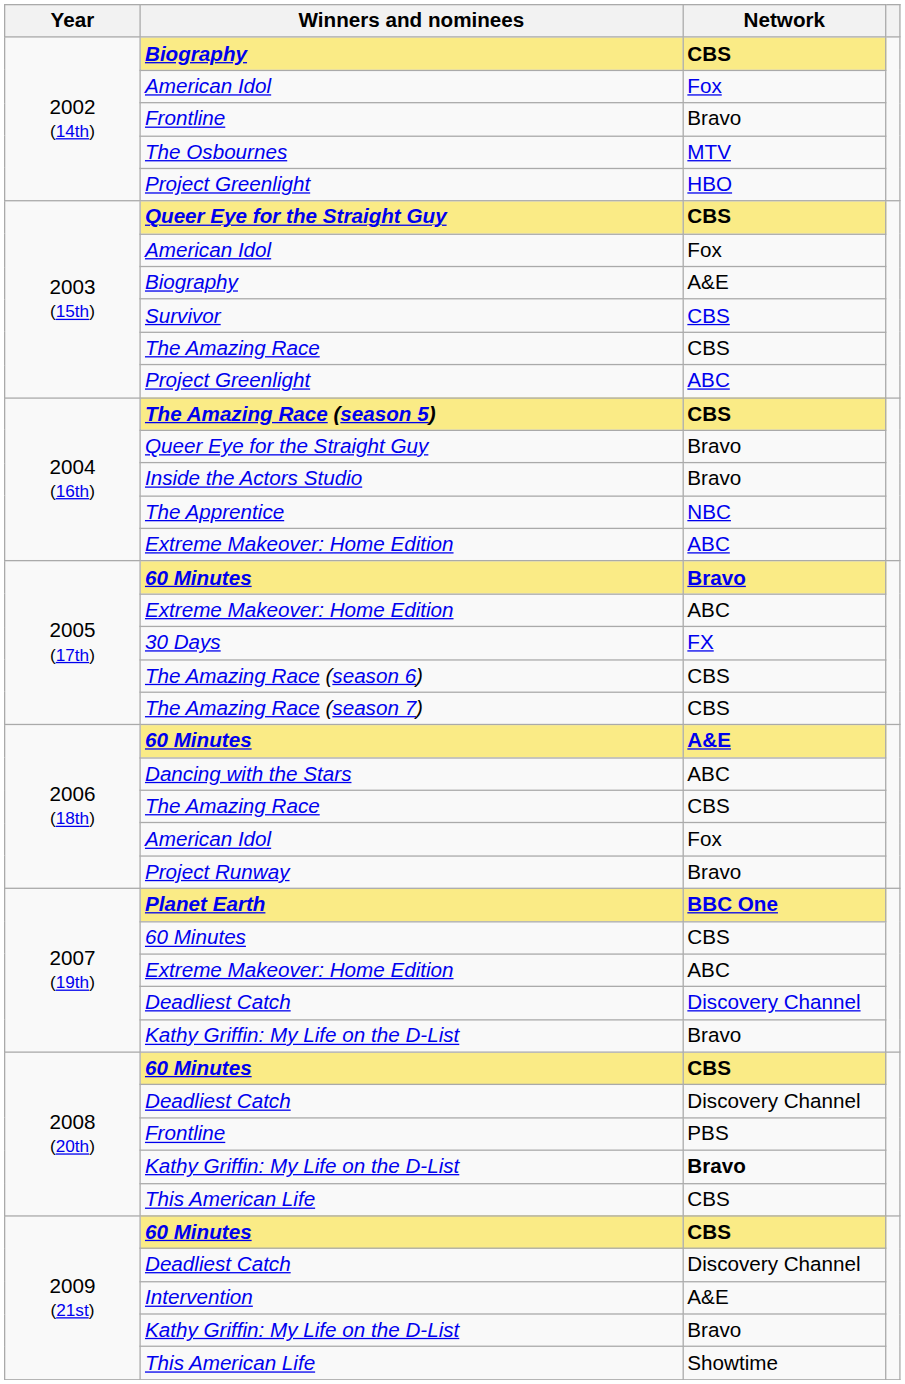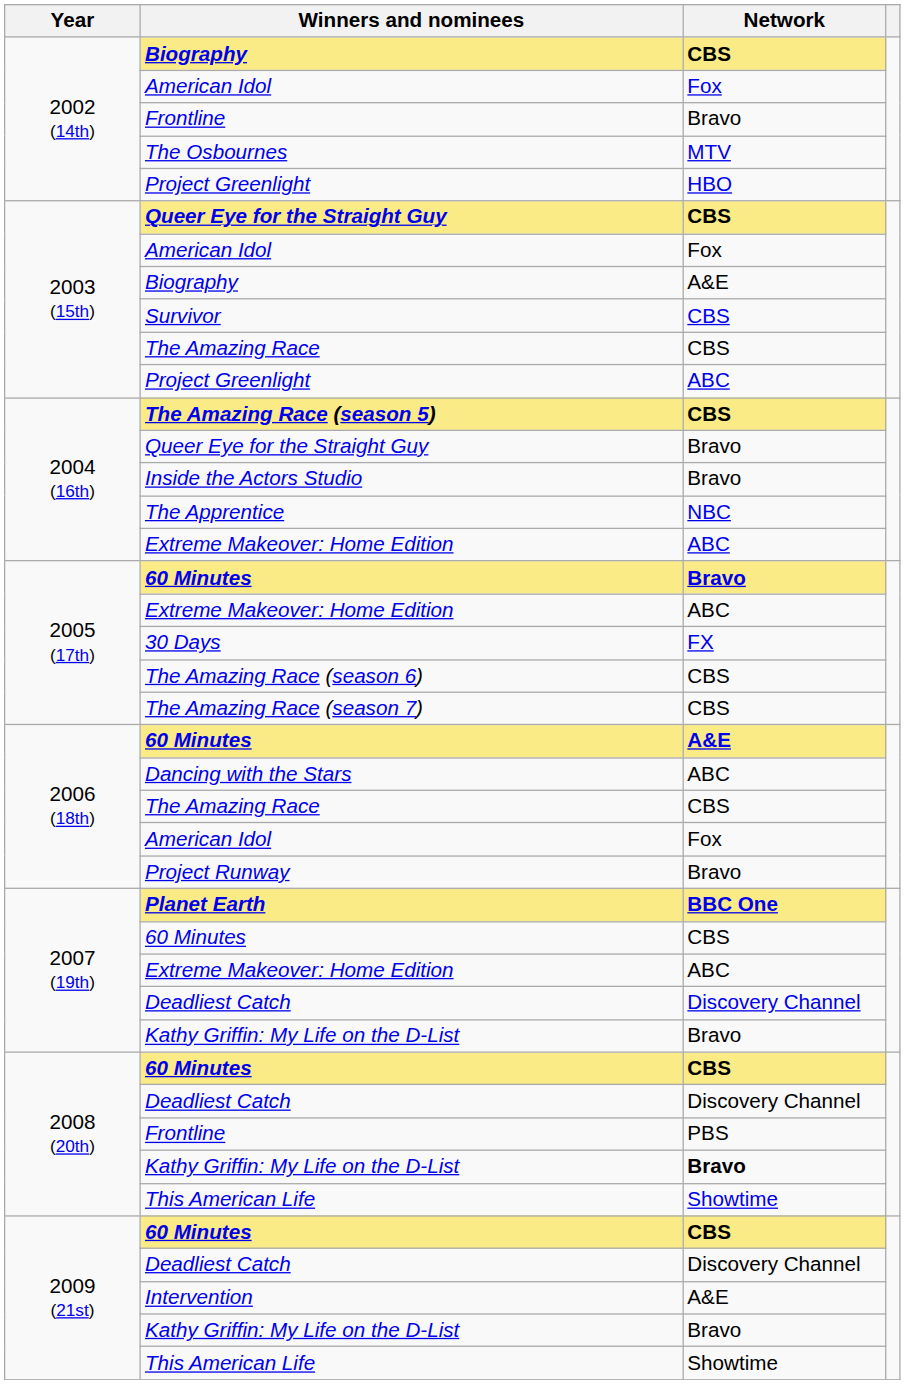(709, 1199) CBS -> (733, 1199) Showtime
